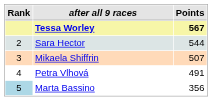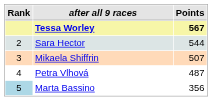(197, 73) 491 -> (197, 73) 487
